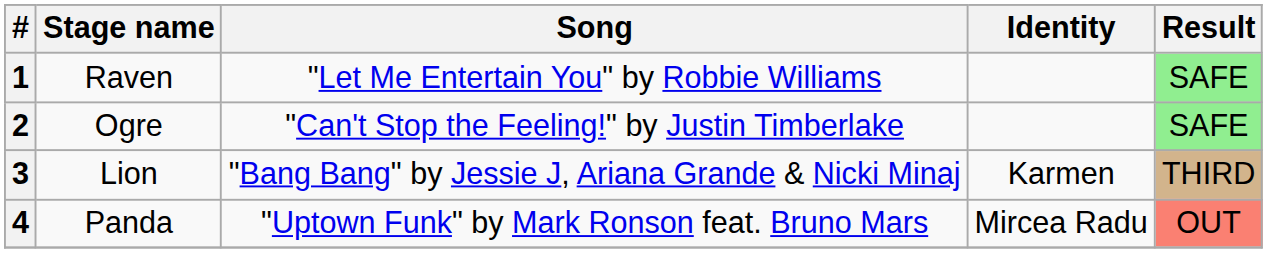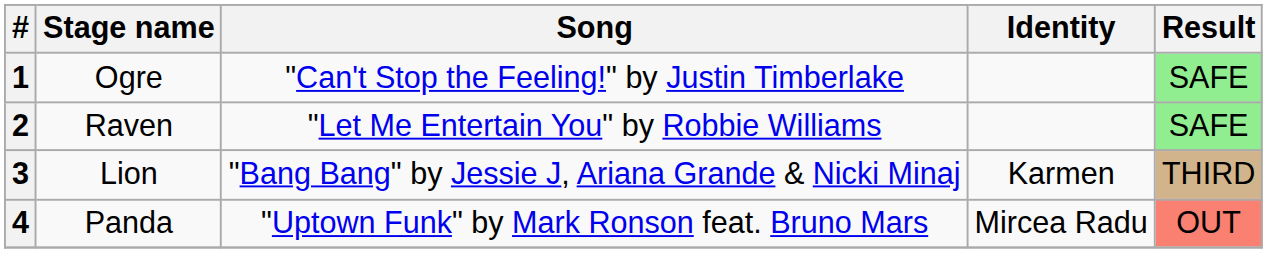(129, 77) Raven -> (129, 77) Ogre
(595, 77) "Let Me Entertain You" by Robbie Williams -> (595, 77) "Can't Stop the Feeling!" by Justin Timberlake
(129, 125) Ogre -> (129, 125) Raven
(595, 125) "Can't Stop the Feeling!" by Justin Timberlake -> (595, 125) "Let Me Entertain You" by Robbie Williams
